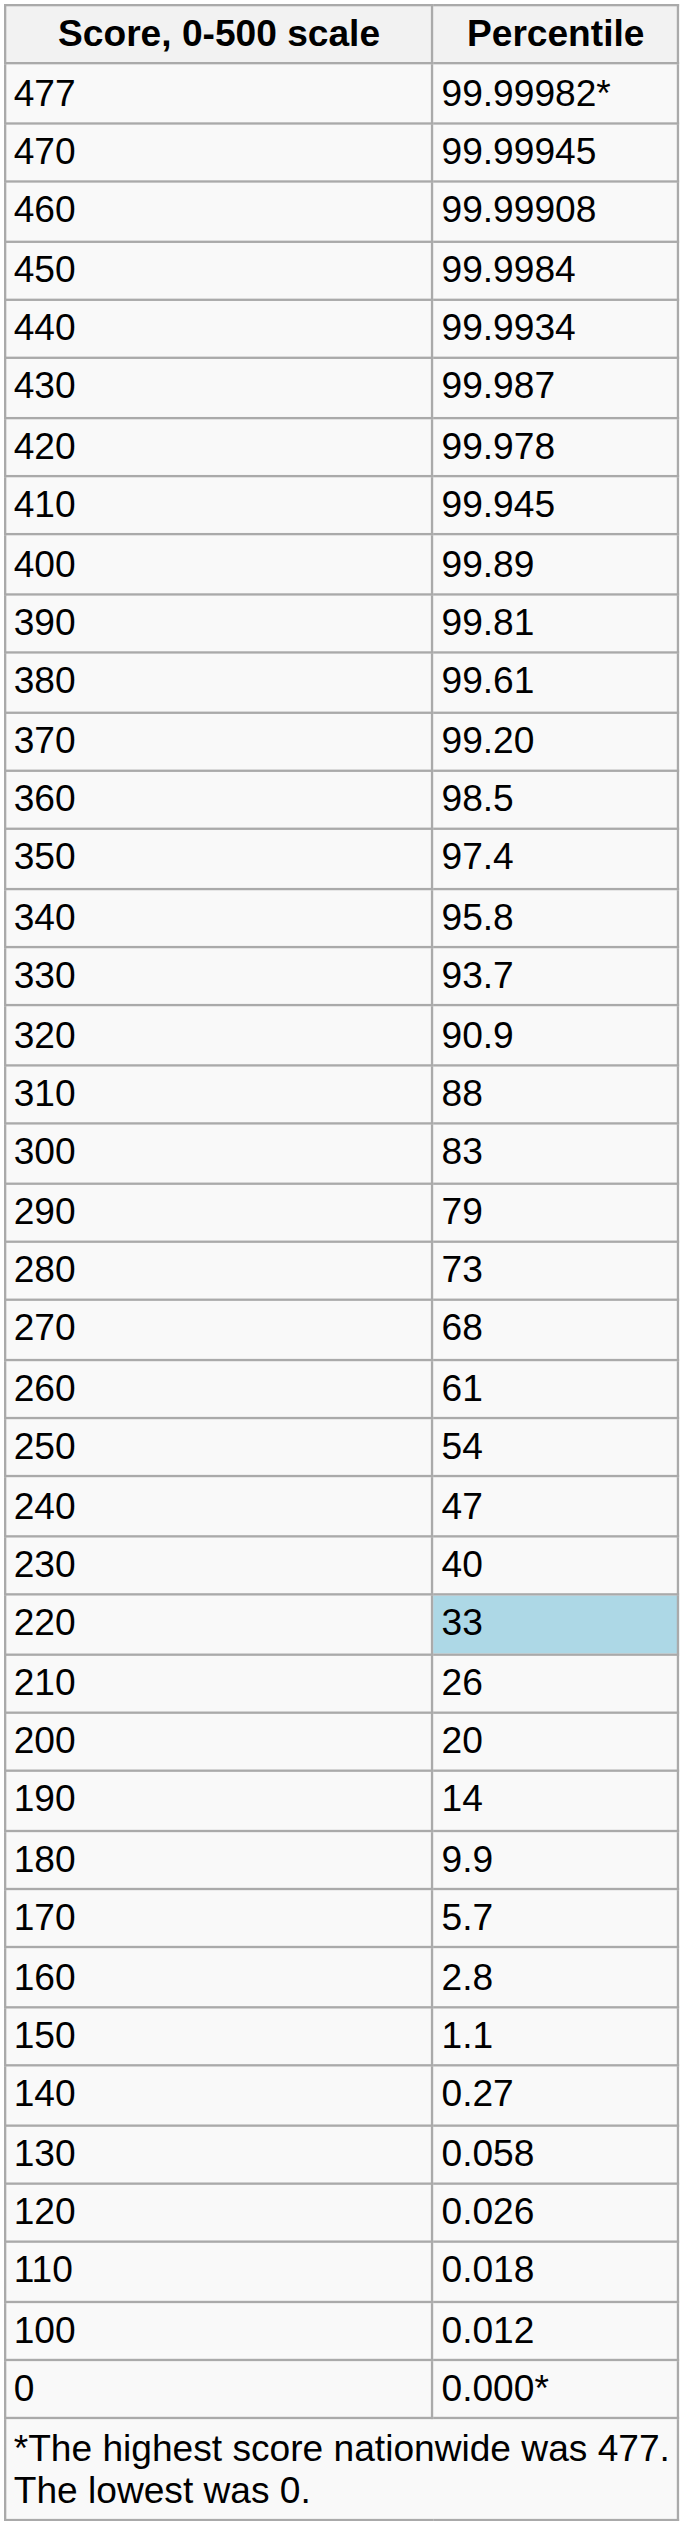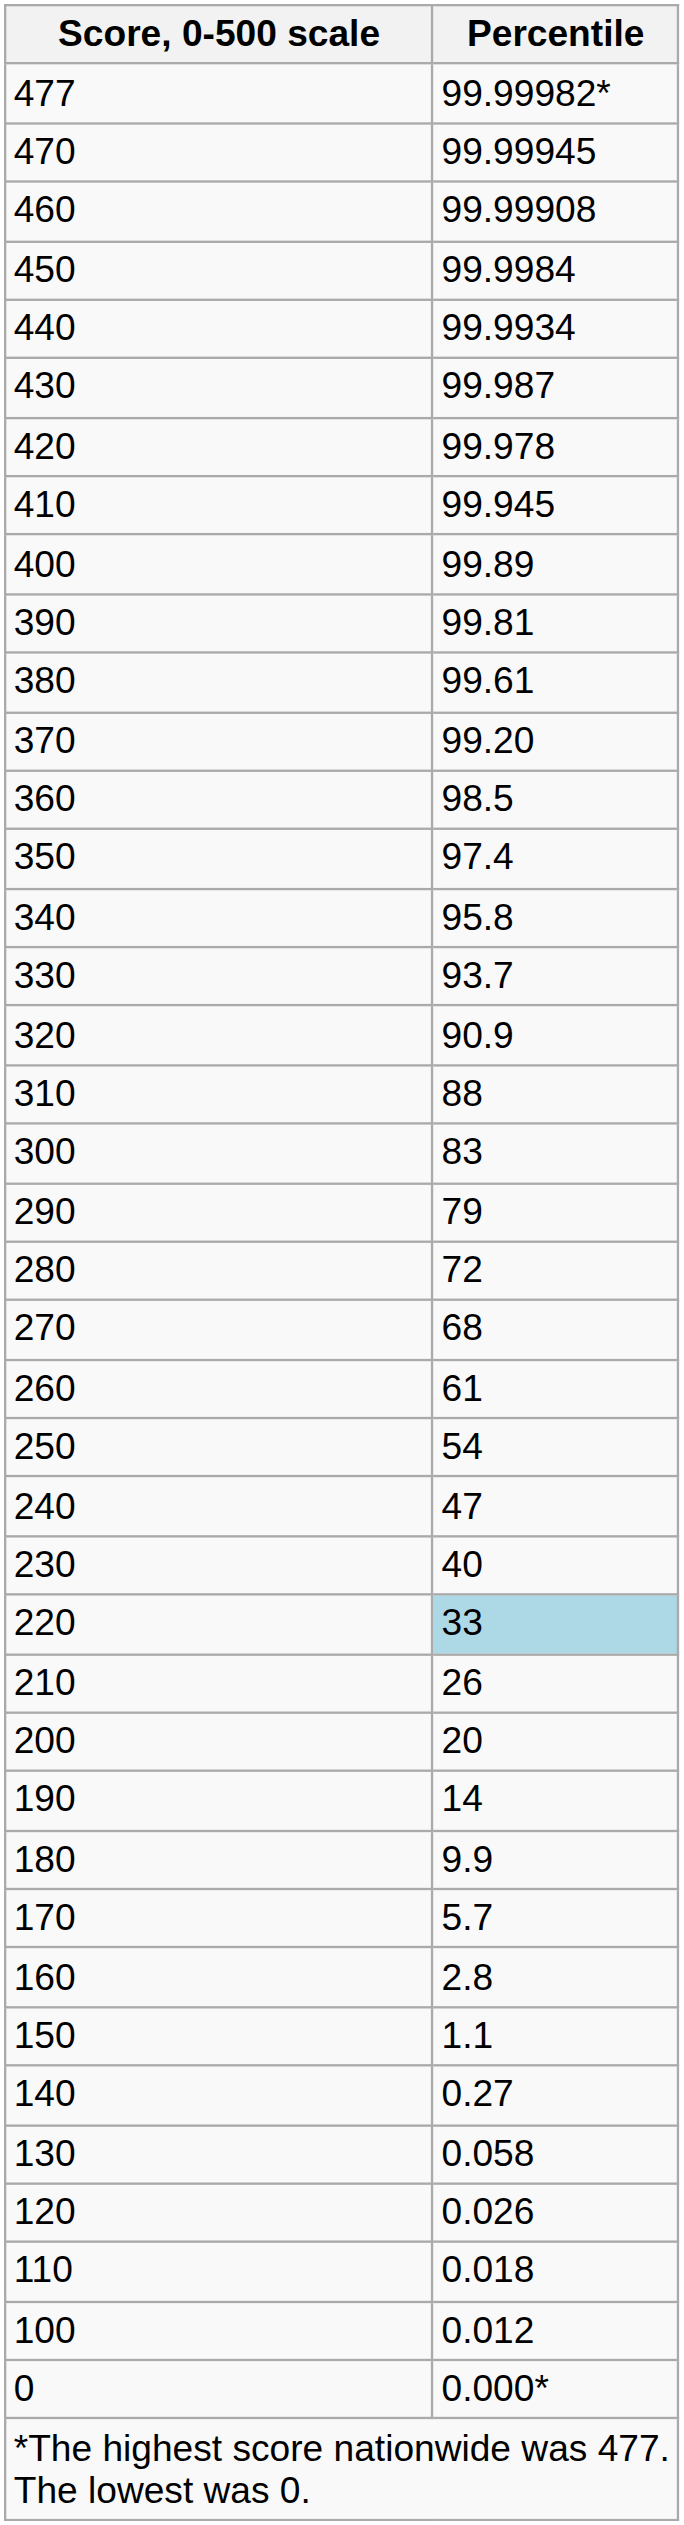(462, 1270) 73 -> (462, 1270) 72
